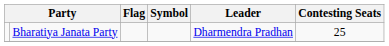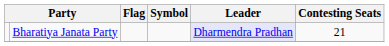(243, 32) no background -> (243, 32) lavender background
(340, 32) 25 -> (340, 32) 21
